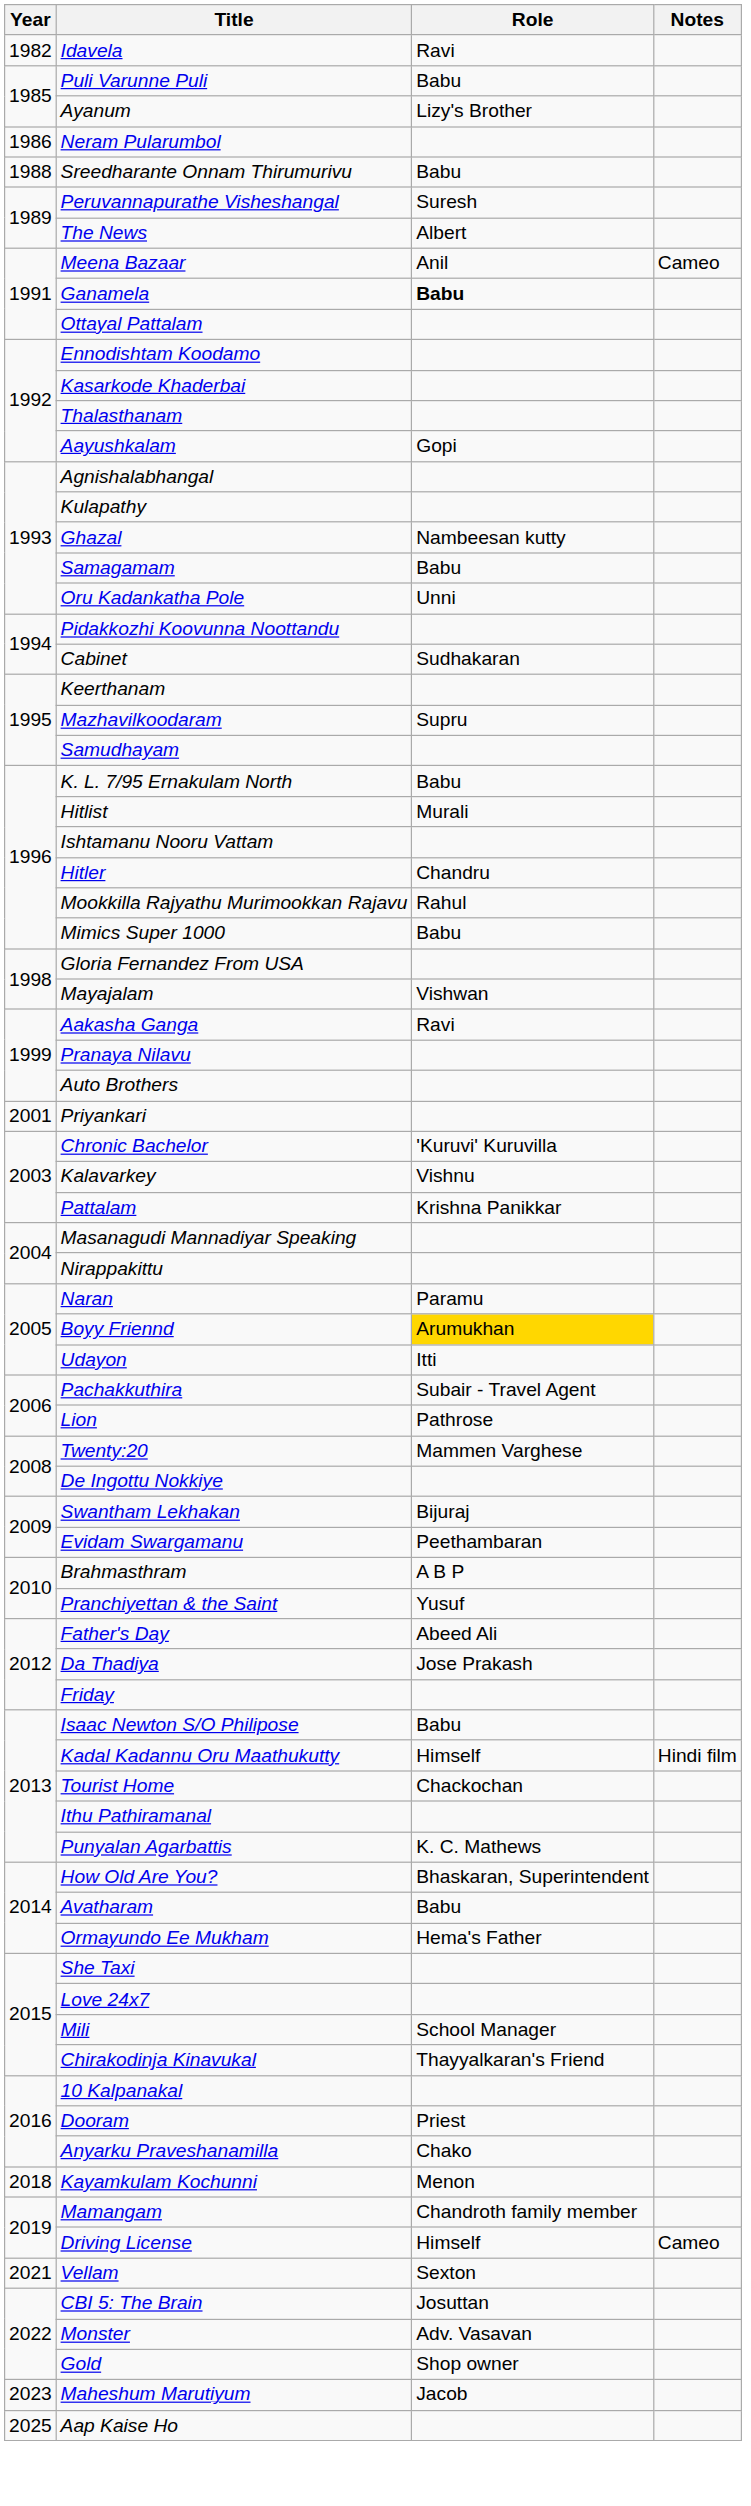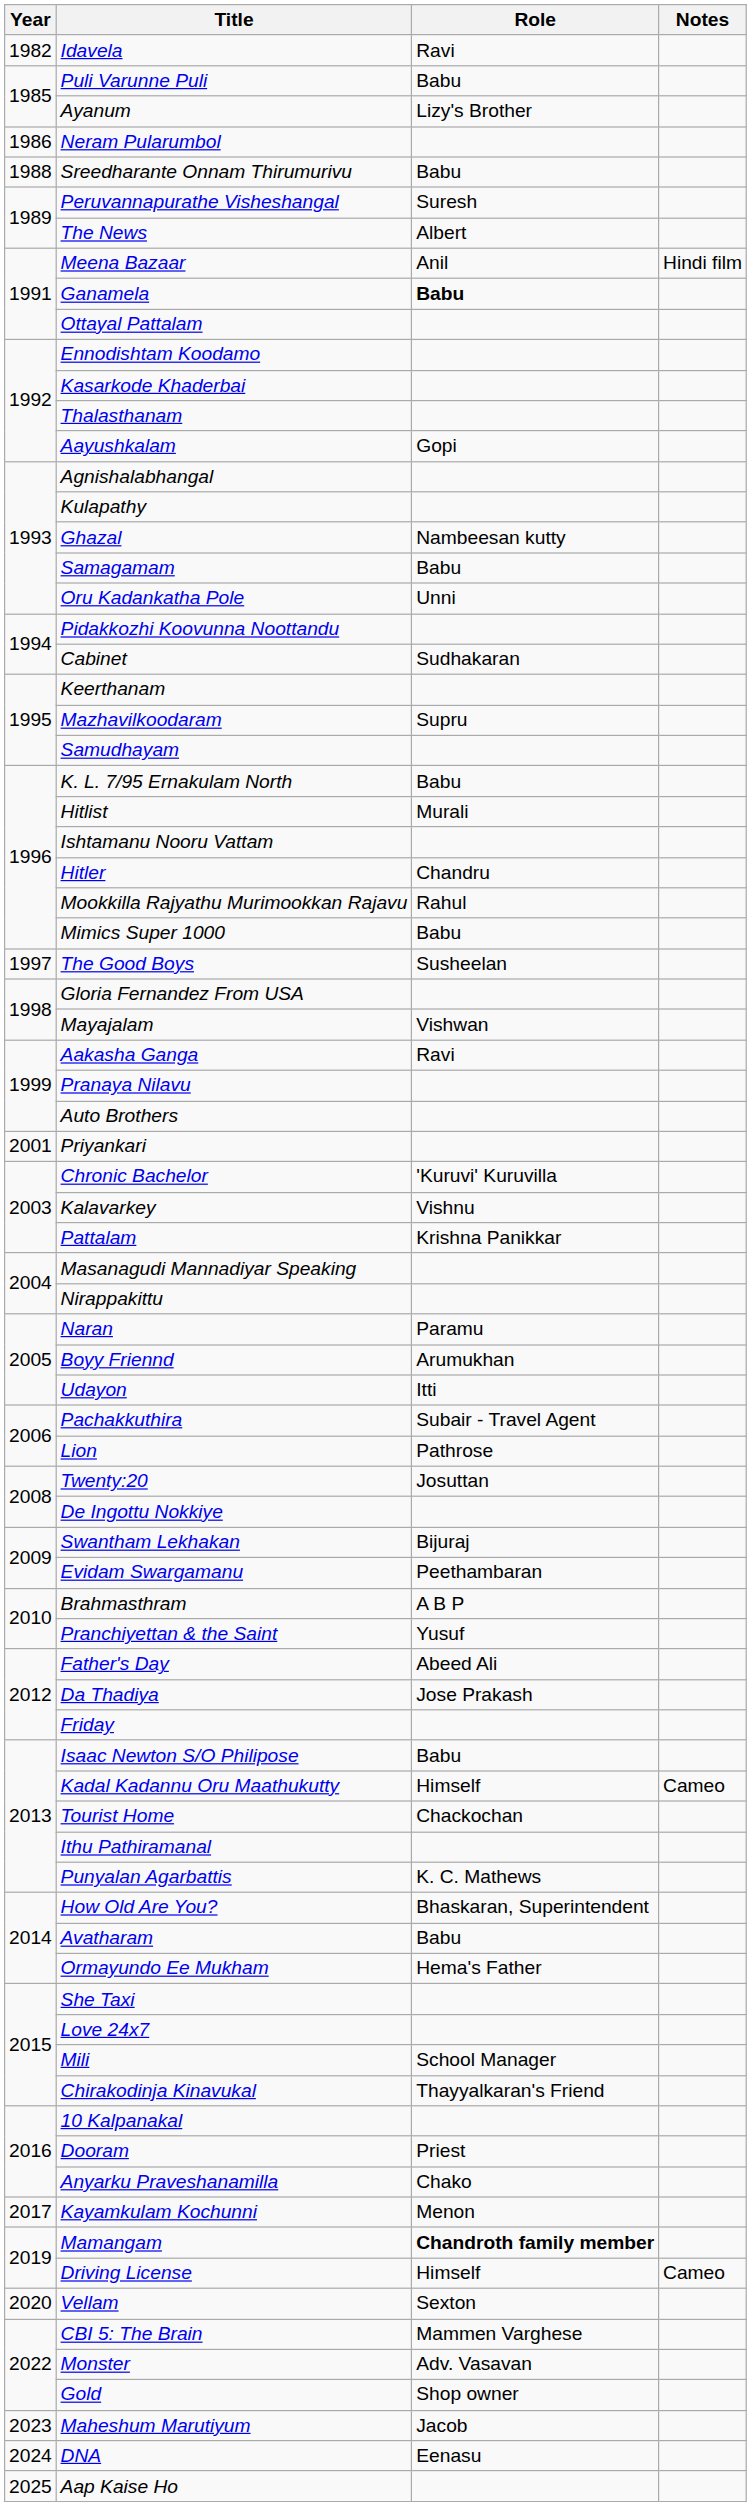(689, 263) Cameo -> (703, 263) Hindi film
+ row: (127, 963)
(465, 1329) gold background -> (465, 1359) no background
(499, 1450) Mammen Varghese -> (453, 1481) Josuttan
(697, 1755) Hindi film -> (694, 1785) Cameo
(30, 2181) 2018 -> (30, 2212) 2017
(527, 2212) normal -> (535, 2242) bold
(30, 2273) 2021 -> (30, 2303) 2020
(453, 2303) Josuttan -> (499, 2333) Mammen Varghese
+ row: (81, 2455)
